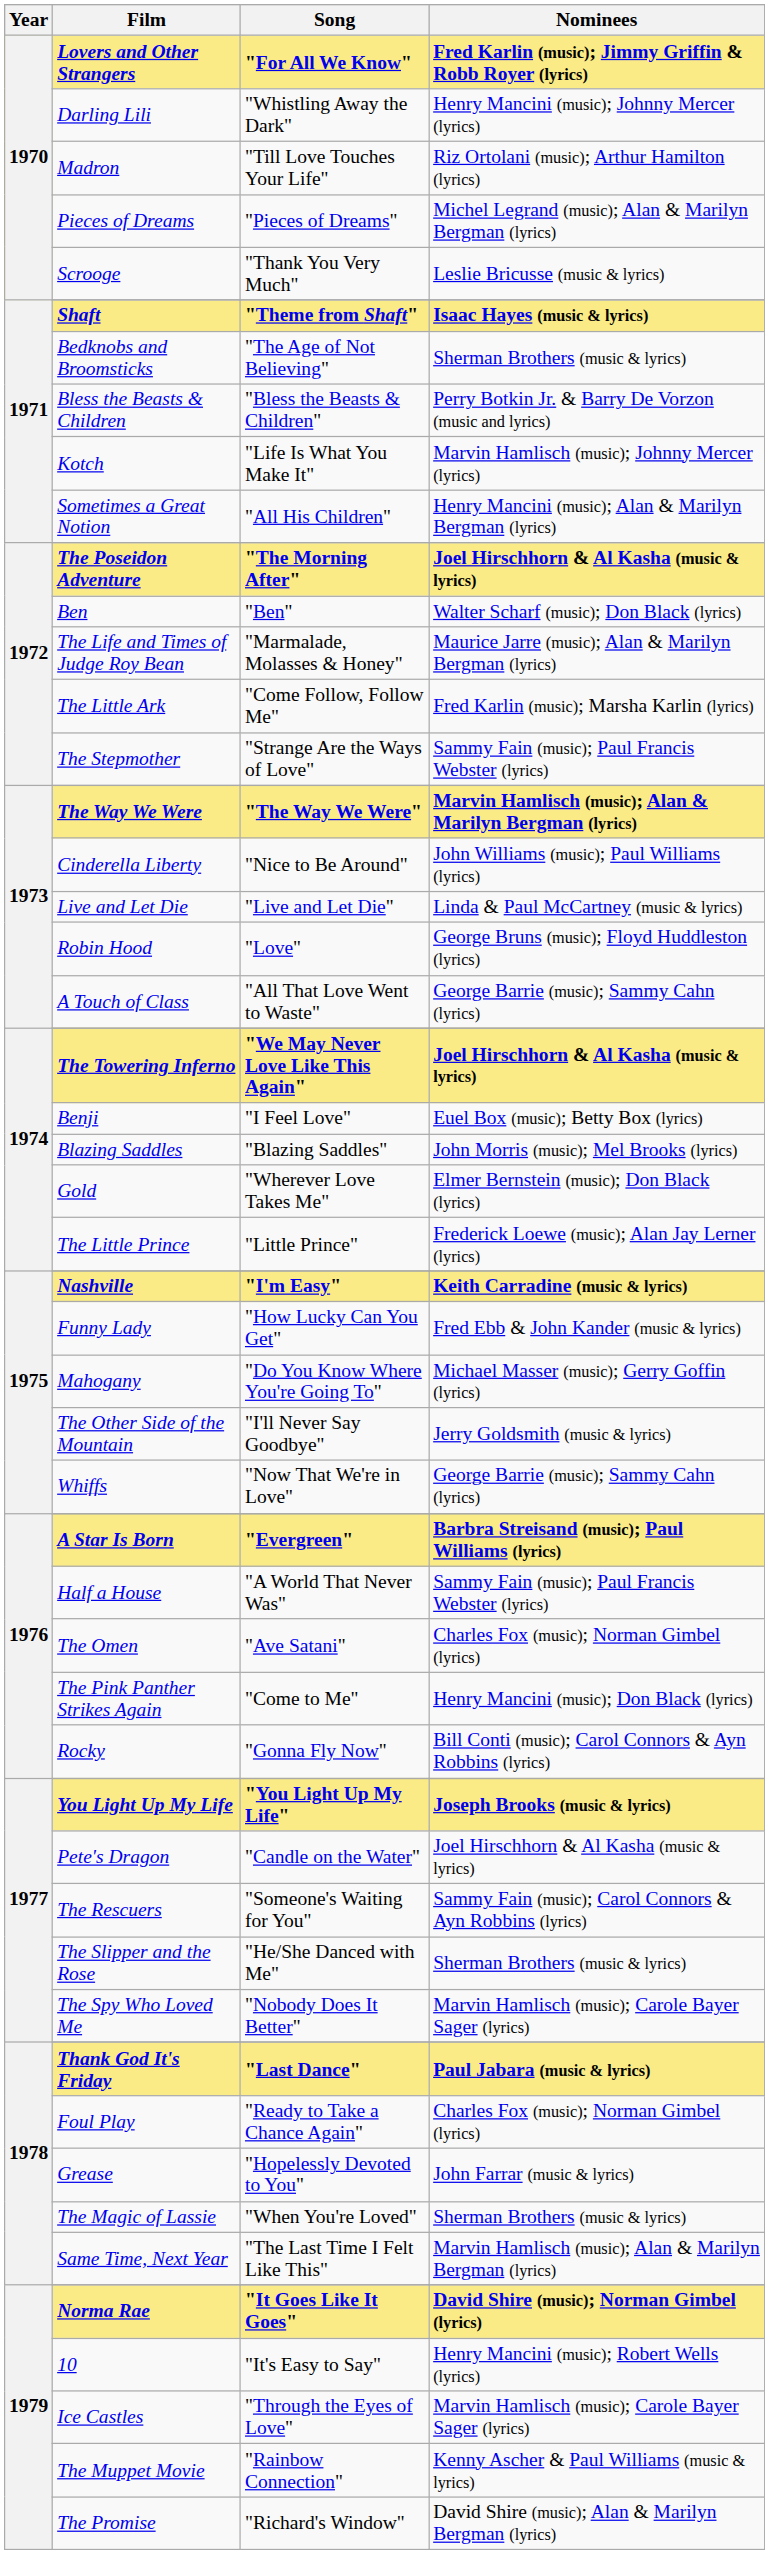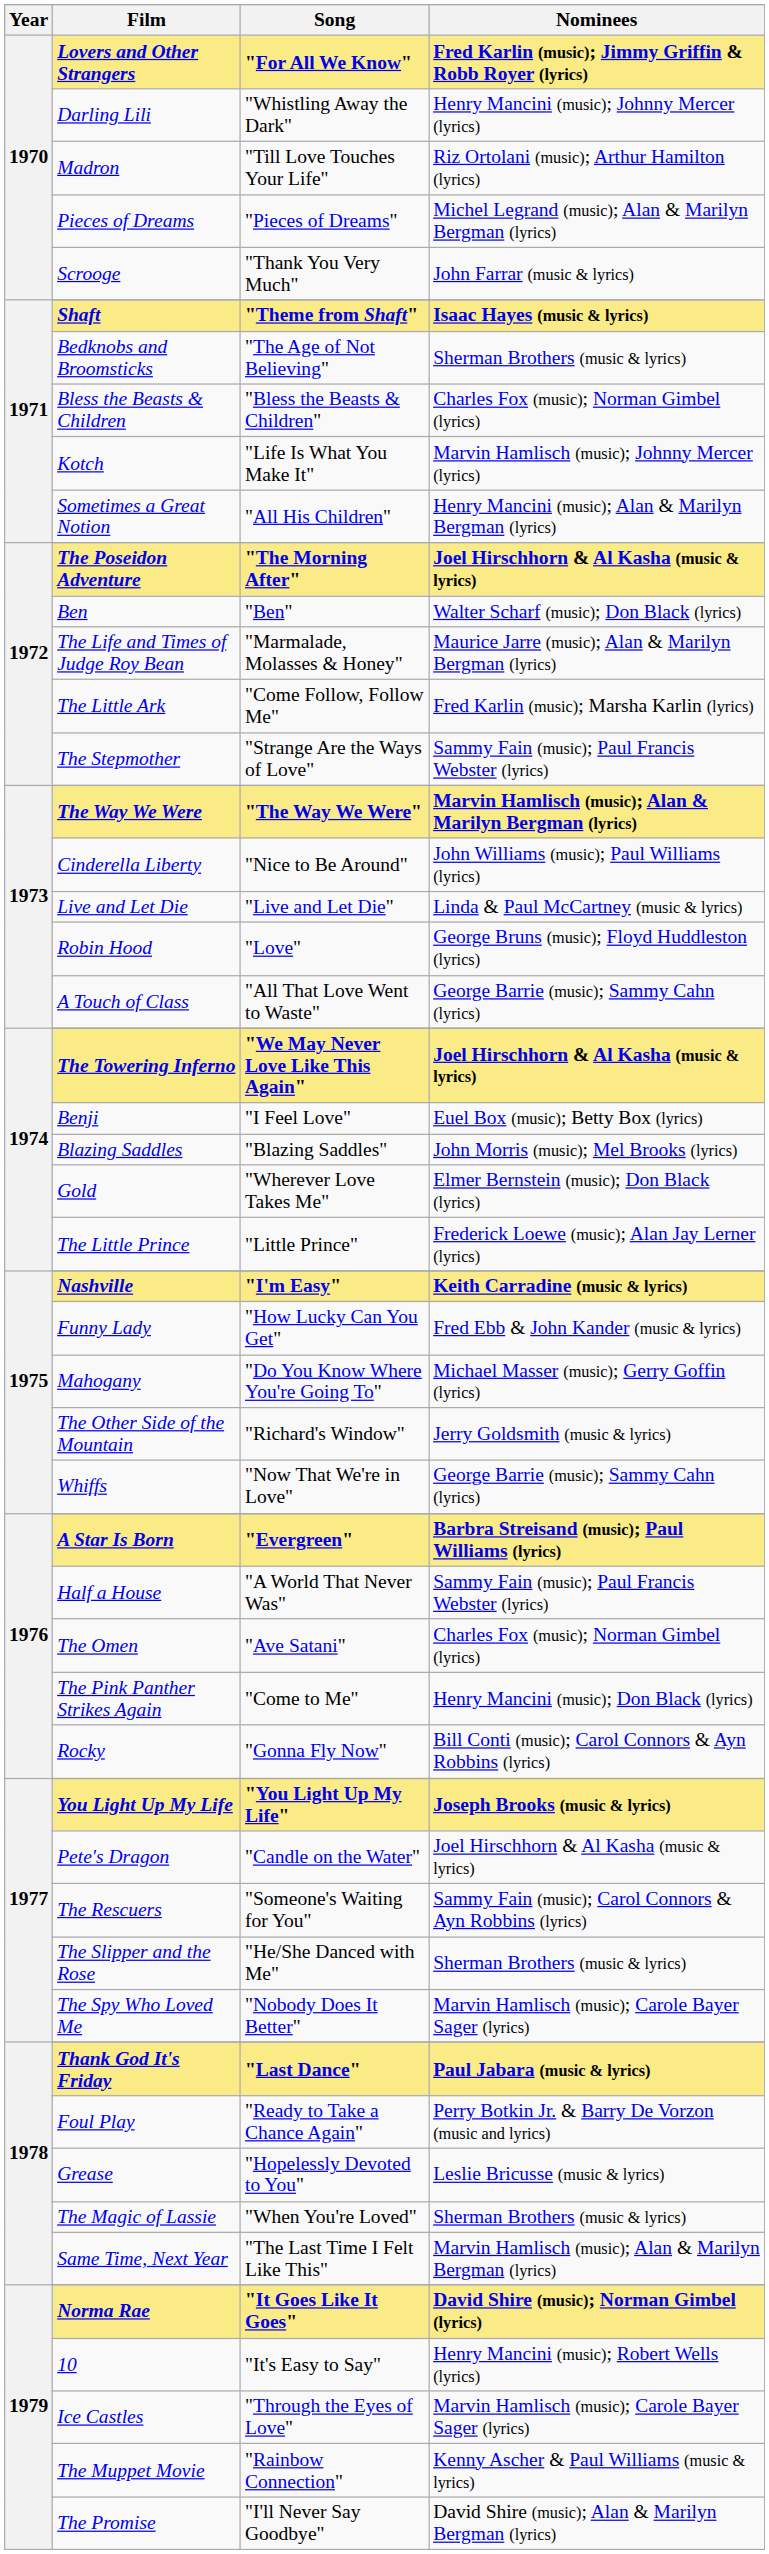(549, 273) Leslie Bricusse (music & lyrics) -> (534, 273) John Farrar (music & lyrics)
(573, 410) Perry Botkin Jr. & Barry De Vorzon (music and lyrics) -> (577, 410) Charles Fox (music); Norman Gimbel (lyrics)
(303, 1433) "I'll Never Say Goodbye" -> (325, 1433) "Richard's Window"
(577, 2121) Charles Fox (music); Norman Gimbel (lyrics) -> (573, 2121) Perry Botkin Jr. & Barry De Vorzon (music and lyrics)
(534, 2174) John Farrar (music & lyrics) -> (549, 2174) Leslie Bricusse (music & lyrics)
(325, 2523) "Richard's Window" -> (303, 2523) "I'll Never Say Goodbye"
